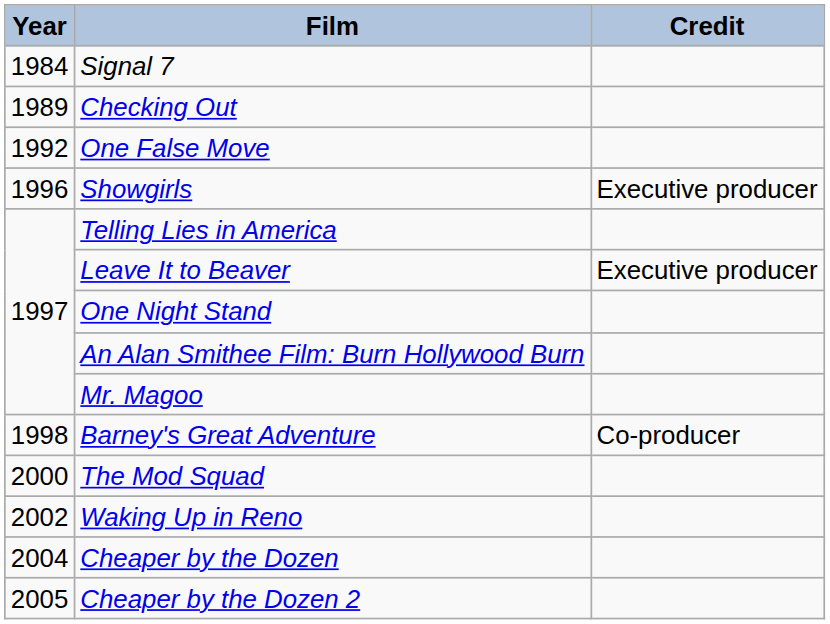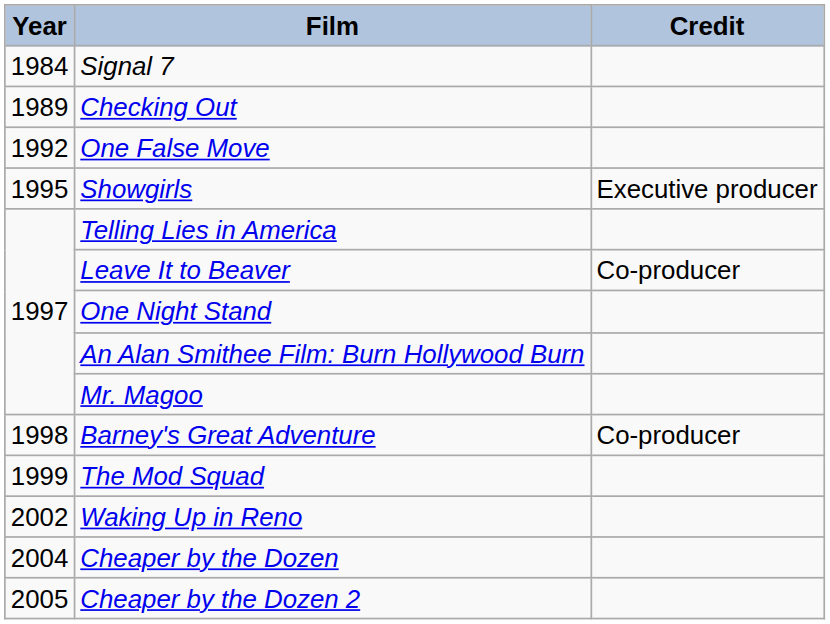(40, 189) 1996 -> (40, 189) 1995
(707, 271) Executive producer -> (668, 271) Co-producer
(40, 475) 2000 -> (40, 475) 1999
